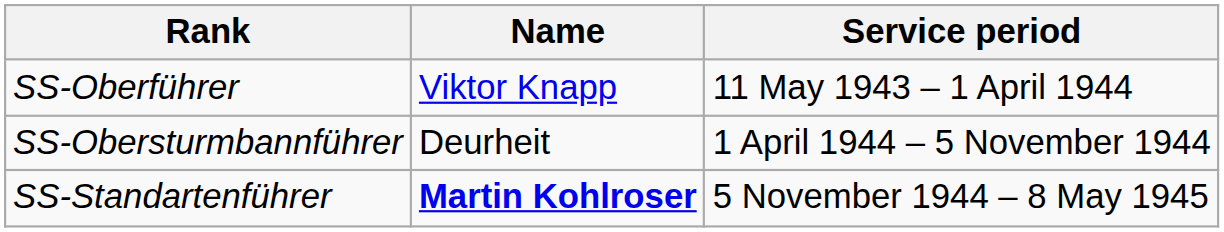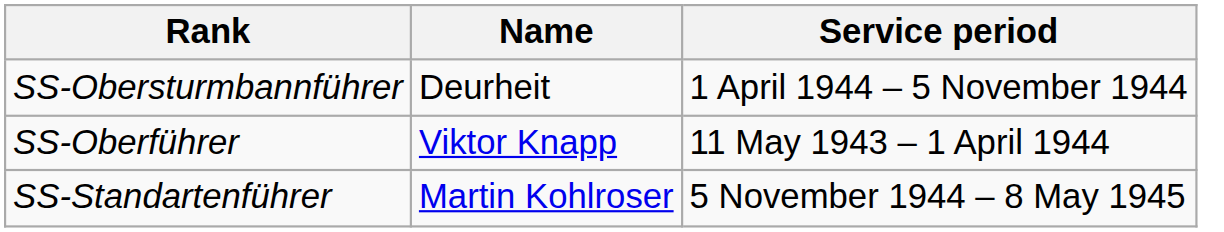rows swapped: (126, 87) <-> (208, 142)
(558, 197) bold -> (546, 197) normal
